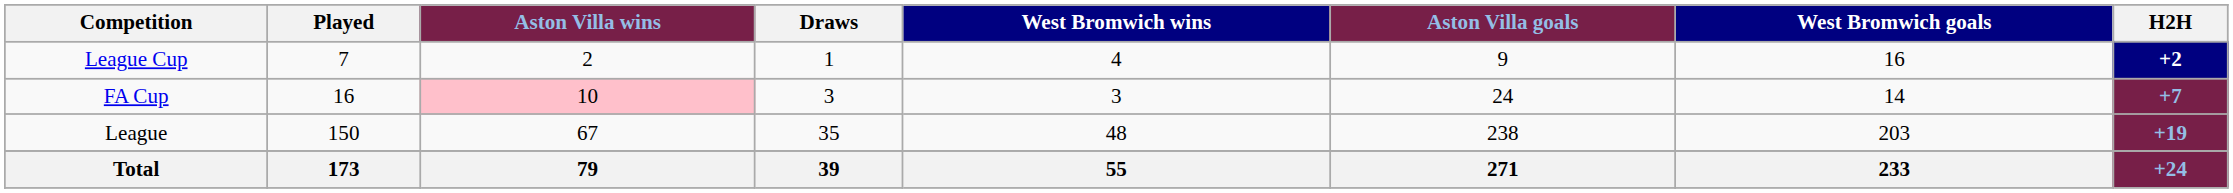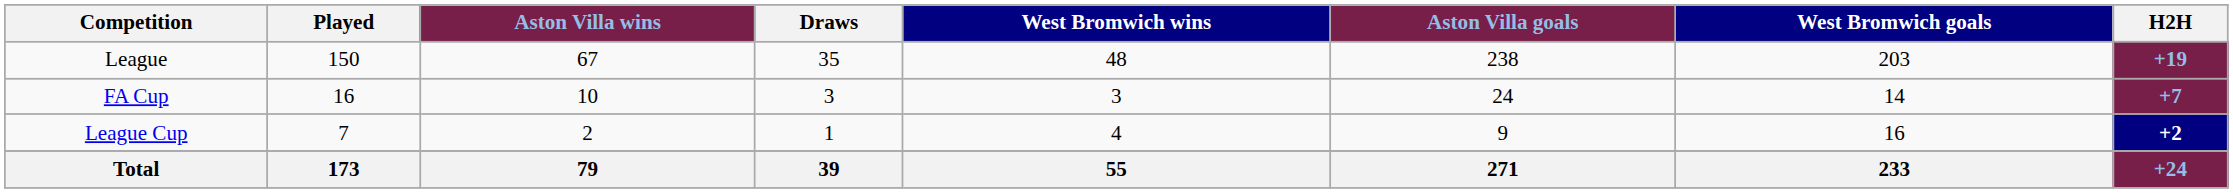rows swapped: (136, 132) <-> (136, 59)
(588, 95) pink background -> (588, 95) no background
